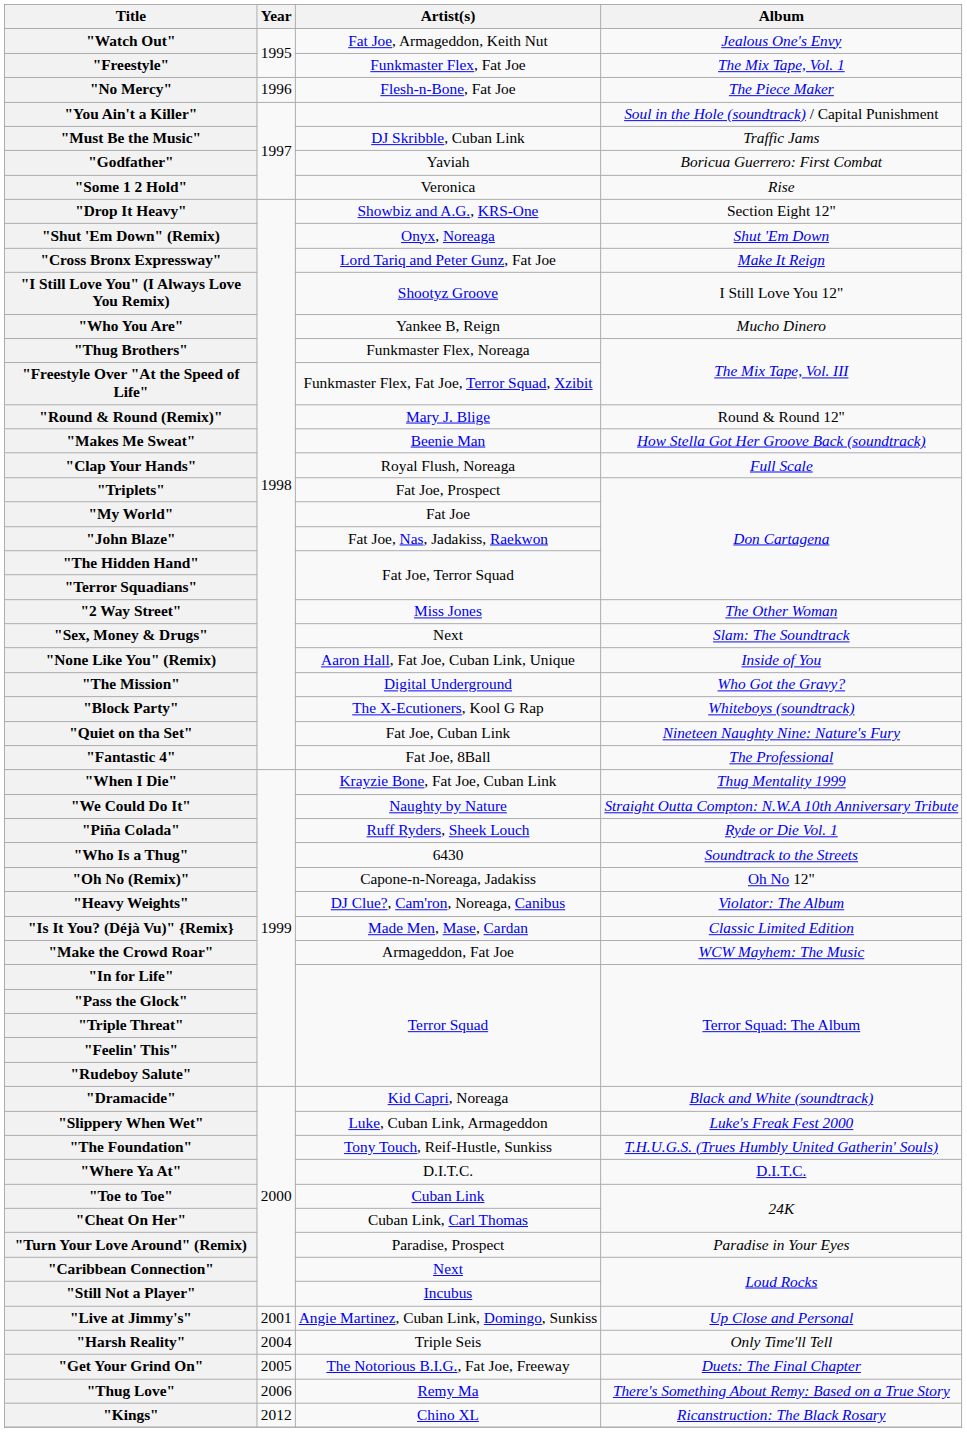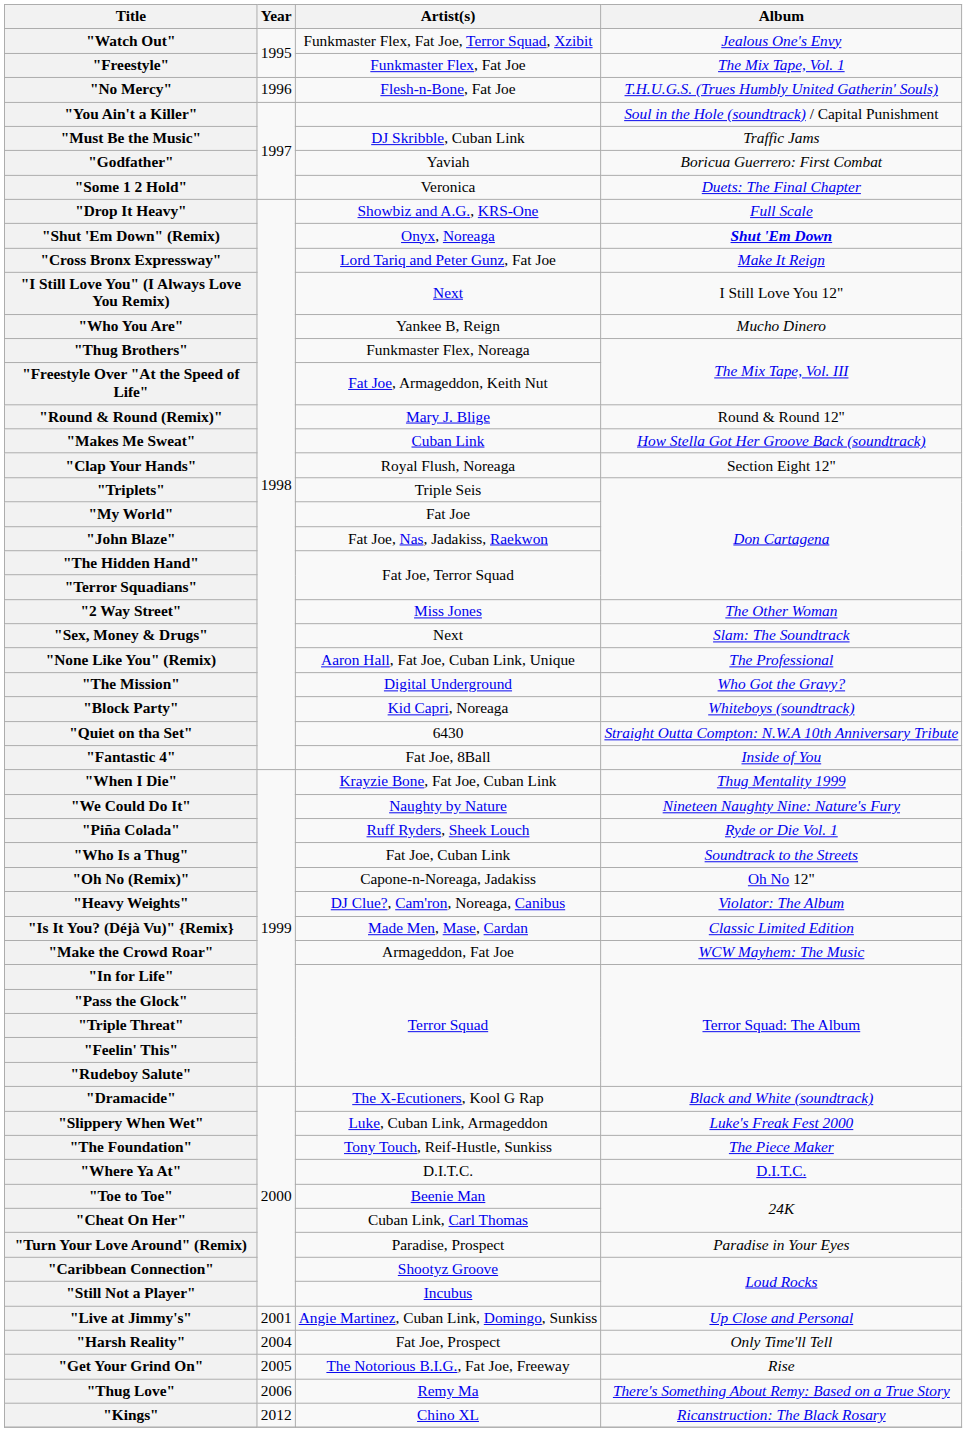(448, 41) Fat Joe, Armageddon, Keith Nut -> (448, 41) Funkmaster Flex, Fat Joe, Terror Squad, Xzibit
(781, 89) The Piece Maker -> (781, 89) T.H.U.G.S. (Trues Humbly United Gatherin' Souls)
(781, 187) Rise -> (781, 187) Duets: The Final Chapter
(781, 211) Section Eight 12" -> (781, 211) Full Scale
(781, 235) normal -> (781, 235) bold
(448, 293) Shootyz Groove -> (448, 293) Next
(448, 383) Funkmaster Flex, Fat Joe, Terror Squad, Xzibit -> (448, 383) Fat Joe, Armageddon, Keith Nut
(448, 440) Beenie Man -> (448, 440) Cuban Link
(781, 465) Full Scale -> (781, 465) Section Eight 12"
(448, 489) Fat Joe, Prospect -> (448, 489) Triple Seis
(781, 660) Inside of You -> (781, 660) The Professional
(448, 708) The X-Ecutioners, Kool G Rap -> (448, 708) Kid Capri, Noreaga
(448, 733) Fat Joe, Cuban Link -> (448, 733) 6430
(781, 733) Nineteen Naughty Nine: Nature's Fury -> (781, 733) Straight Outta Compton: N.W.A 10th Anniversary Tribute
(781, 757) The Professional -> (781, 757) Inside of You
(781, 806) Straight Outta Compton: N.W.A 10th Anniversary Tribute -> (781, 806) Nineteen Naughty Nine: Nature's Fury
(448, 855) 6430 -> (448, 855) Fat Joe, Cuban Link
(448, 1098) Kid Capri, Noreaga -> (448, 1098) The X-Ecutioners, Kool G Rap
(781, 1147) T.H.U.G.S. (Trues Humbly United Gatherin' Souls) -> (781, 1147) The Piece Maker
(448, 1196) Cuban Link -> (448, 1196) Beenie Man
(448, 1269) Next -> (448, 1269) Shootyz Groove
(448, 1342) Triple Seis -> (448, 1342) Fat Joe, Prospect
(781, 1366) Duets: The Final Chapter -> (781, 1366) Rise
